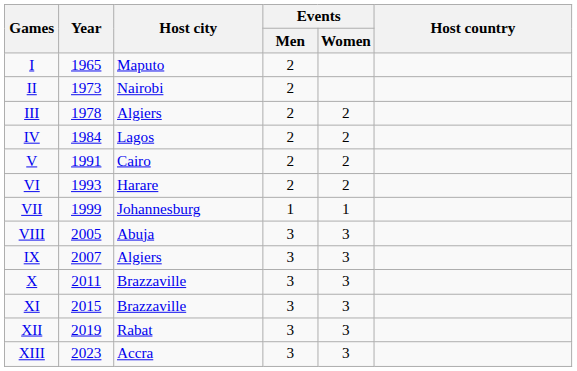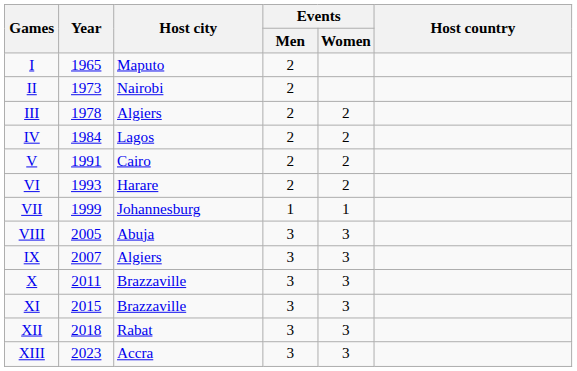(86, 329) 2019 -> (86, 329) 2018
